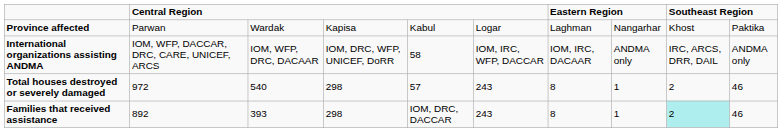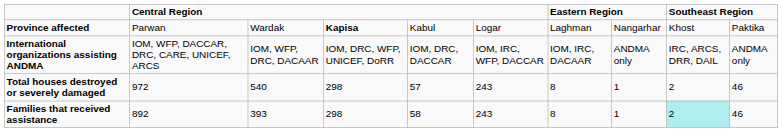(341, 28) normal -> (342, 28) bold
(415, 54) 58 -> (434, 54) IOM, DRC, DACCAR
(434, 114) IOM, DRC, DACCAR -> (415, 114) 58
